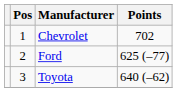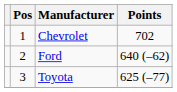(145, 56) 625 (–77) -> (145, 56) 640 (–62)
(145, 77) 640 (–62) -> (145, 77) 625 (–77)
